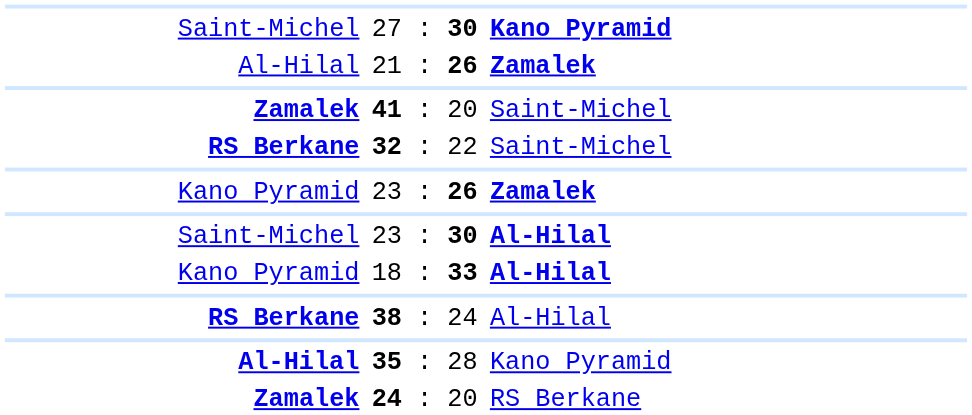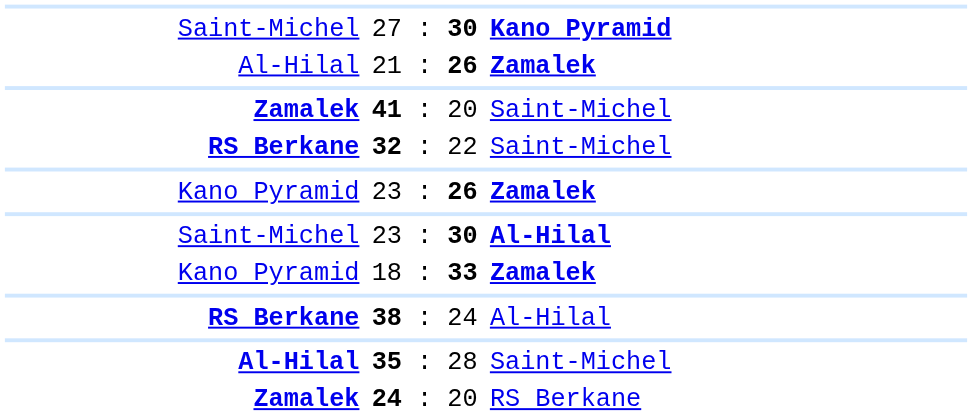(550, 273) Al-Hilal -> (543, 273) Zamalek
(581, 363) Kano Pyramid -> (581, 363) Saint-Michel
